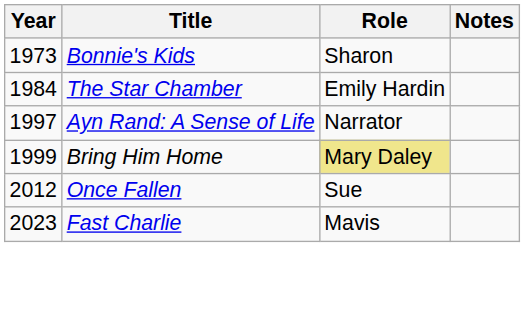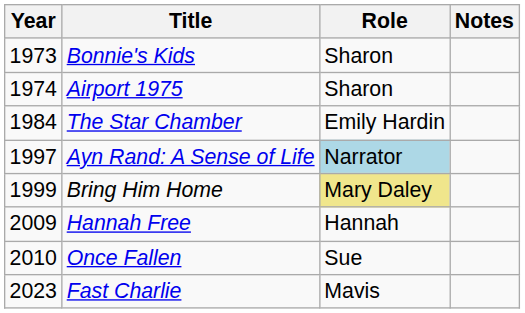+ row: (125, 88)
(363, 122) no background -> (363, 156) lightblue background
+ row: (129, 223)
(33, 190) 2012 -> (33, 257) 2010
